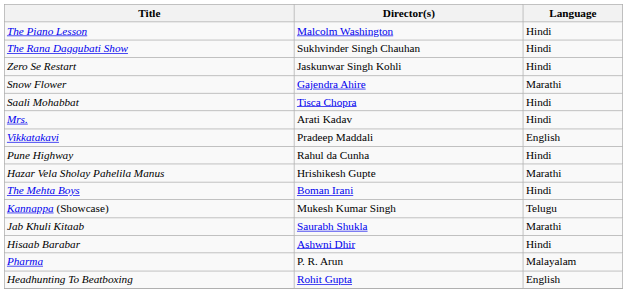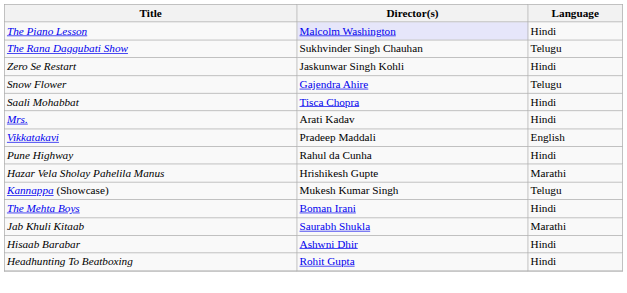(345, 31) no background -> (348, 31) lavender background
(539, 48) Hindi -> (546, 48) Telugu
(544, 84) Marathi -> (546, 84) Telugu
rows swapped: (58, 208) <-> (43, 191)
- row: (25, 262)
(543, 279) English -> (543, 262) Hindi
